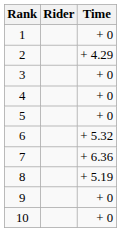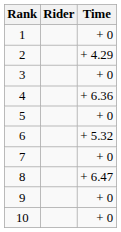(105, 95) + 0 -> (97, 95) + 6.36
(97, 156) + 6.36 -> (105, 156) + 0
(97, 177) + 5.19 -> (97, 177) + 6.47
